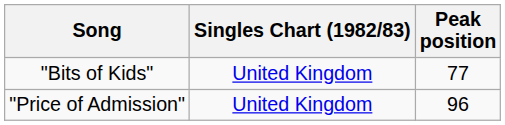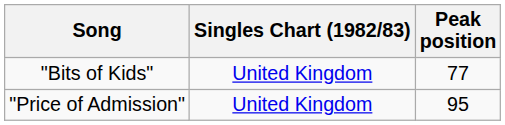(458, 104) 96 -> (458, 104) 95
